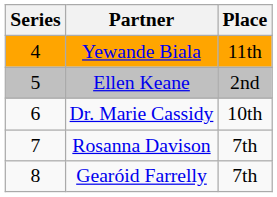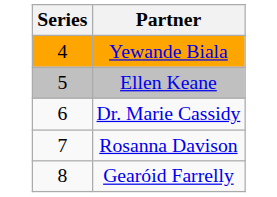- column: (245, 20)
